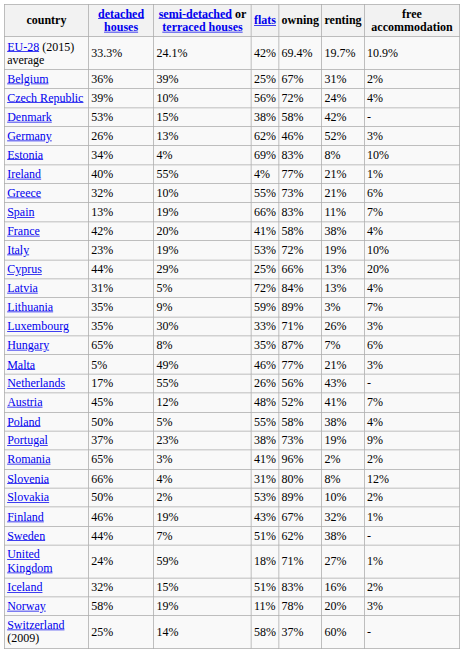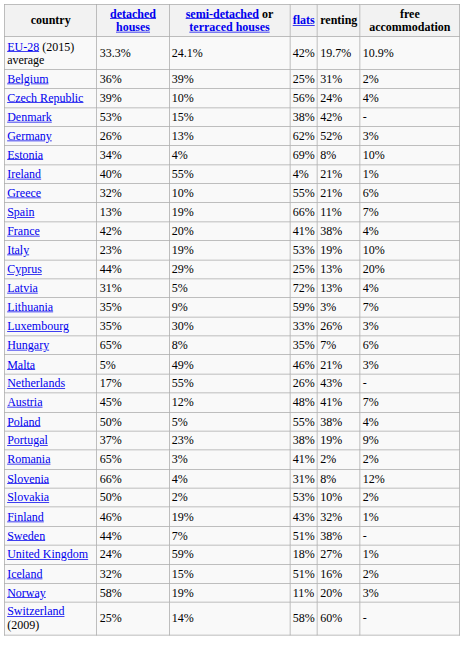- column: (300, 20)
